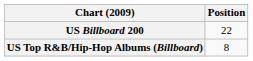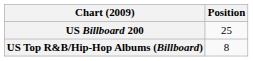(227, 30) 22 -> (227, 30) 25
